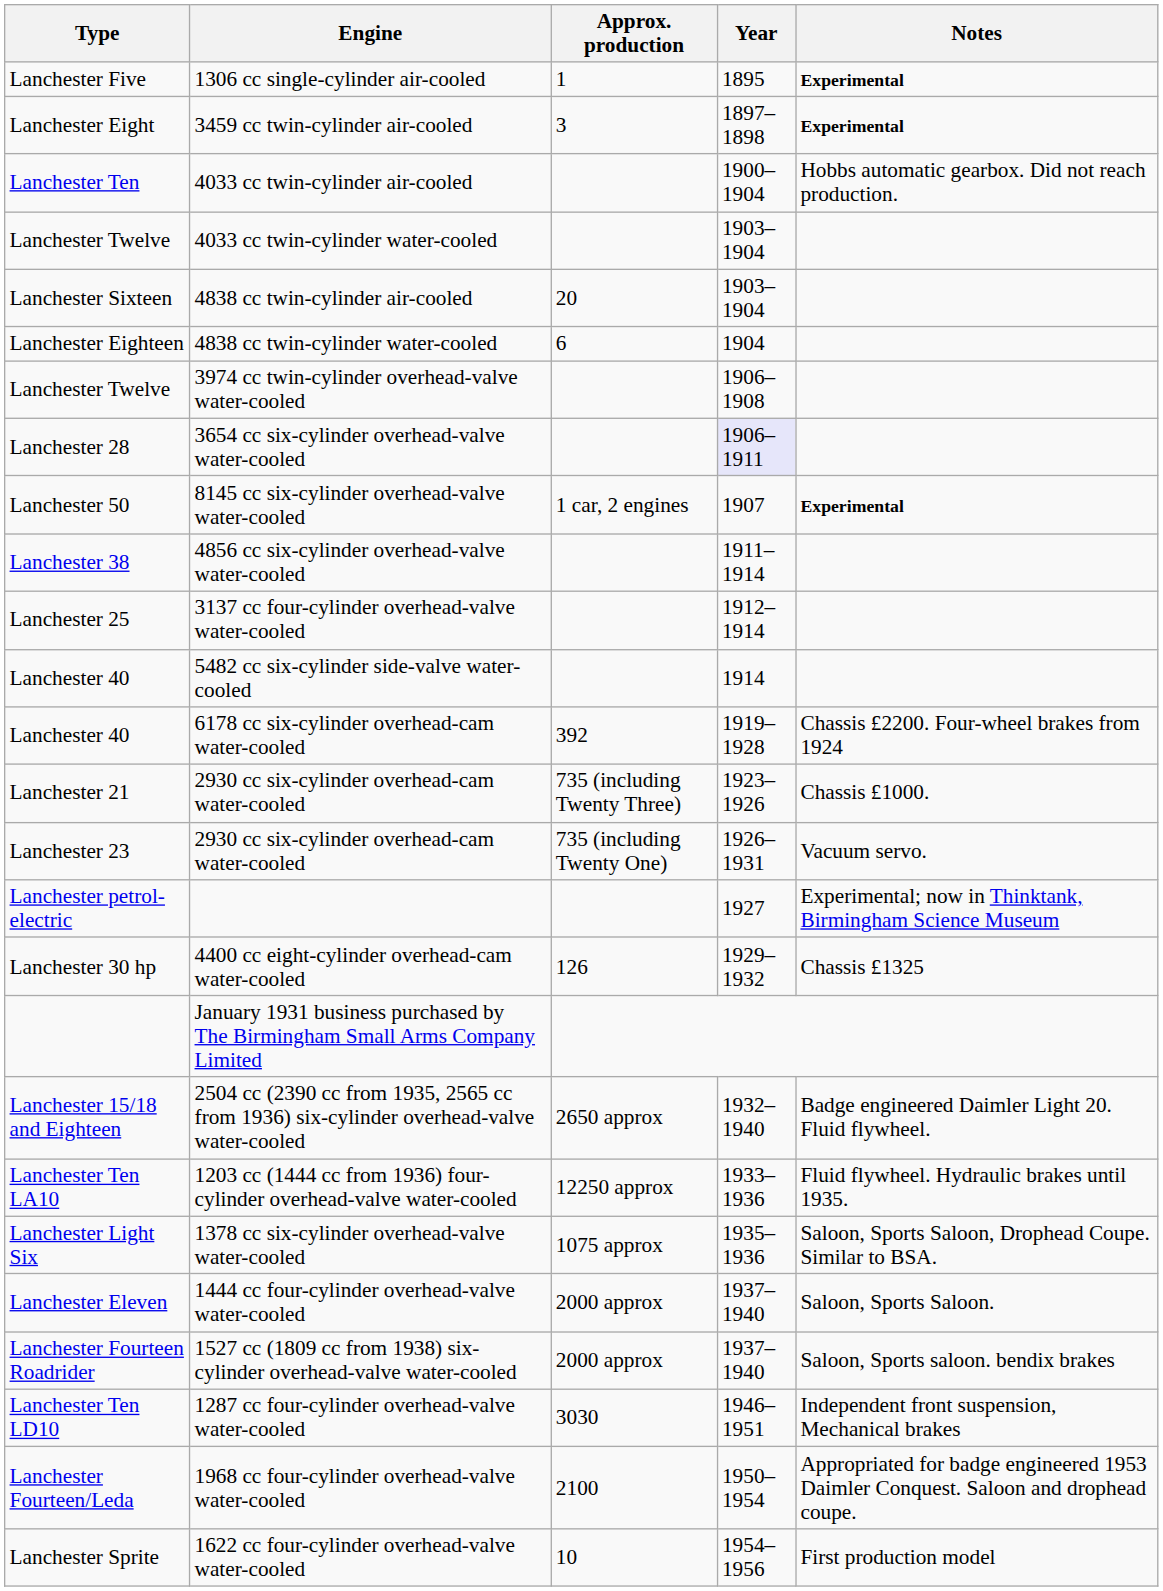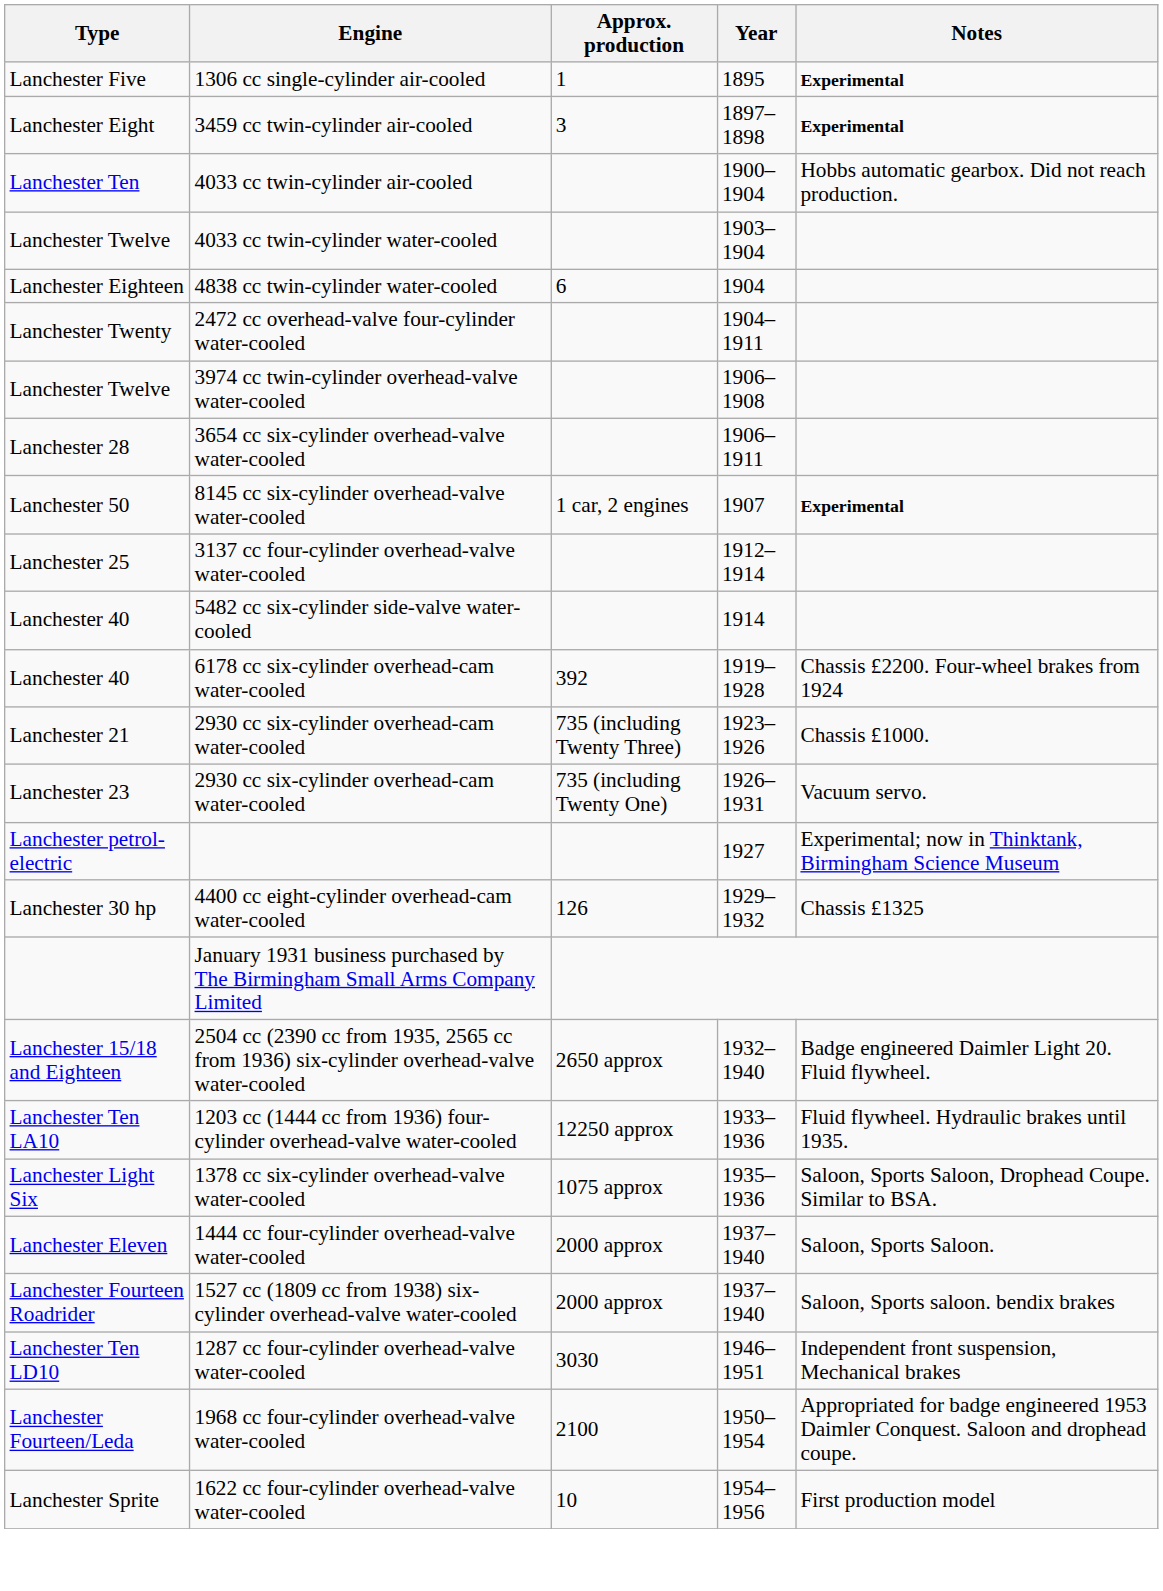- row: (91, 297)
+ row: (90, 331)
(749, 446) lavender background -> (749, 446) no background
- row: (70, 562)
